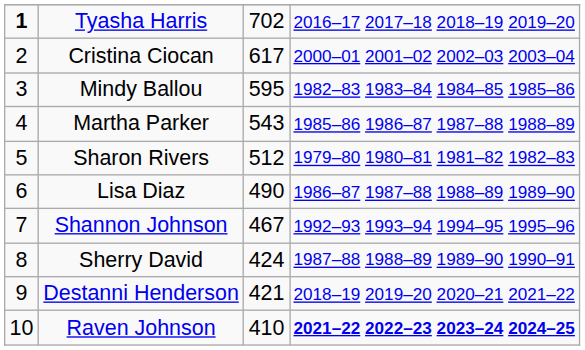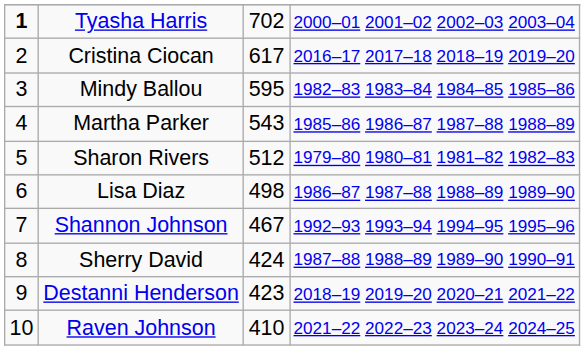(434, 22) 2016–17 2017–18 2018–19 2019–20 -> (434, 22) 2000–01 2001–02 2002–03 2003–04
(434, 56) 2000–01 2001–02 2002–03 2003–04 -> (434, 56) 2016–17 2017–18 2018–19 2019–20
(267, 191) 490 -> (267, 191) 498
(267, 293) 421 -> (267, 293) 423
(434, 328) bold -> (434, 328) normal
